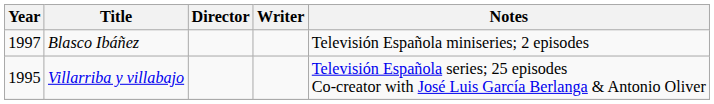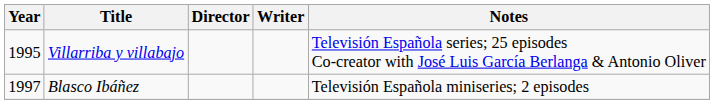rows swapped: (116, 77) <-> (94, 42)
